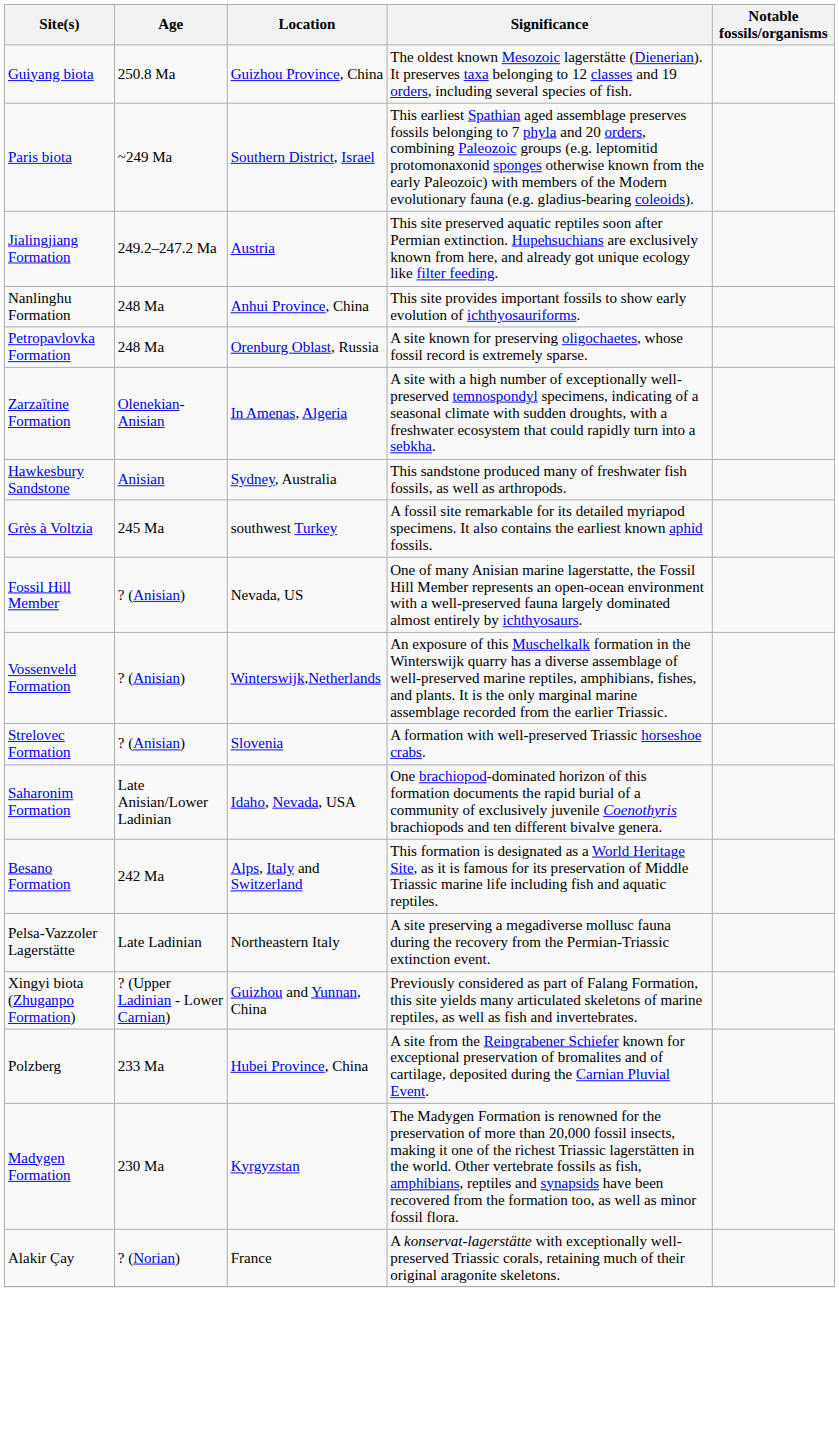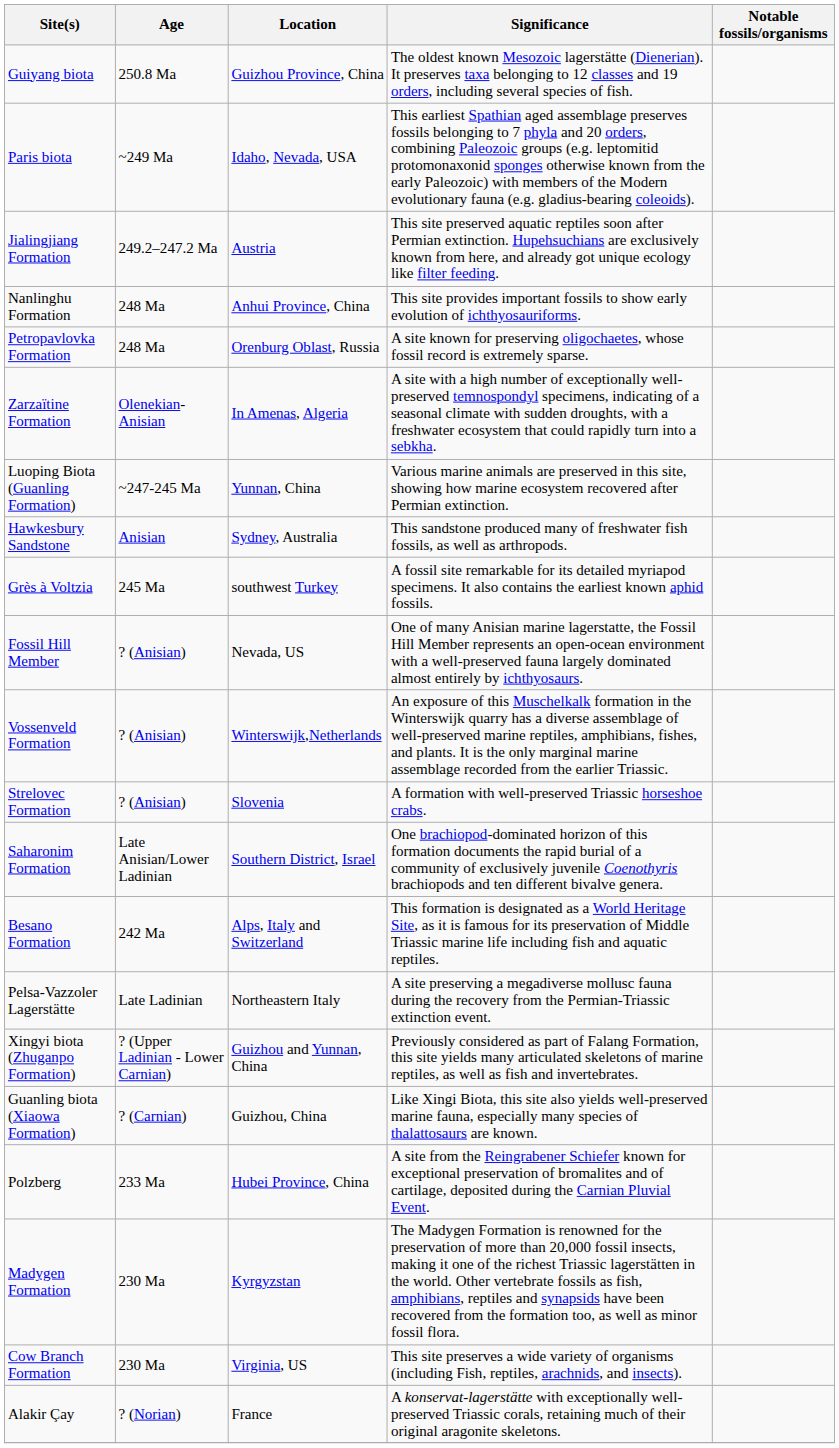(303, 157) Southern District, Israel -> (294, 157) Idaho, Nevada, USA
+ row: (52, 487)
(293, 801) Idaho, Nevada, USA -> (303, 859) Southern District, Israel
+ row: (53, 1115)
+ row: (46, 1364)
